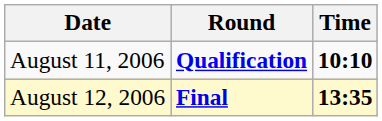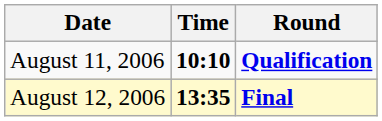columns swapped: (345, 23) <-> (242, 23)
